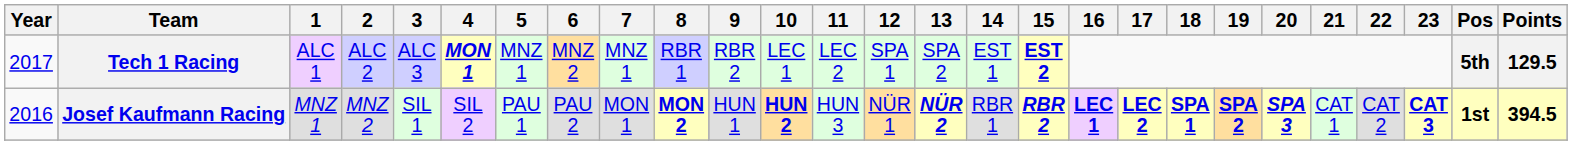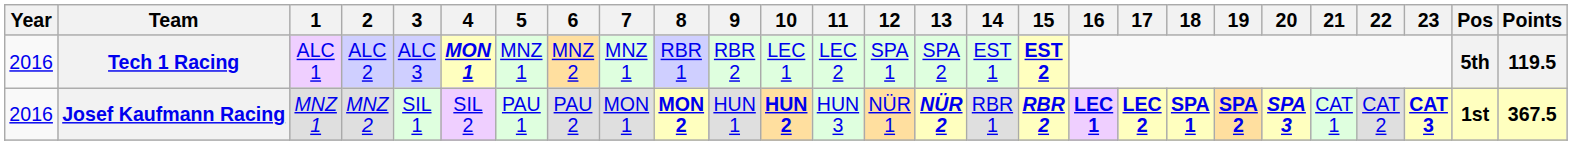(31, 61) 2017 -> (31, 61) 2016
(1532, 61) 129.5 -> (1532, 61) 119.5
(1532, 114) 394.5 -> (1532, 114) 367.5
